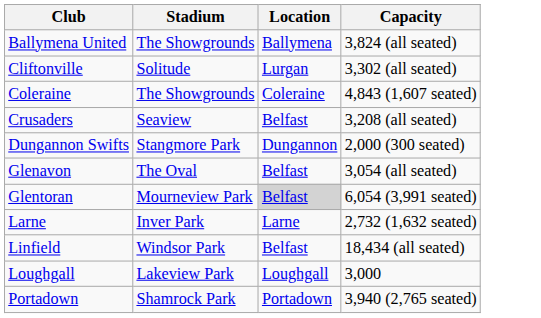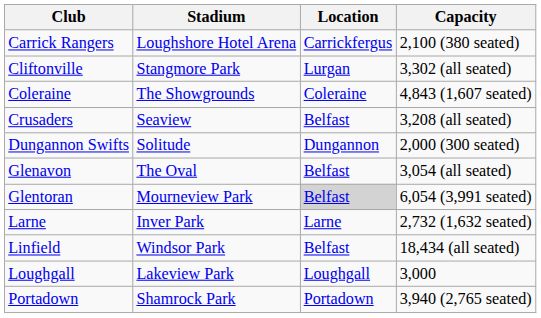- row: (67, 42)
+ row: (61, 42)
(163, 68) Solitude -> (188, 68) Stangmore Park
(188, 145) Stangmore Park -> (163, 145) Solitude
